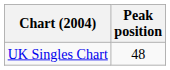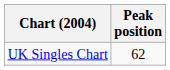(138, 53) 48 -> (138, 53) 62
